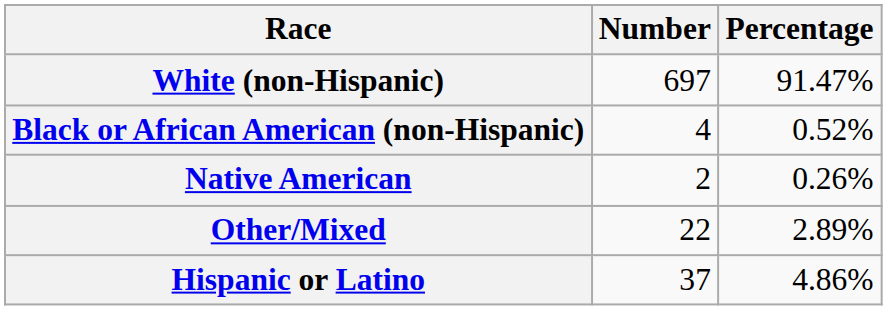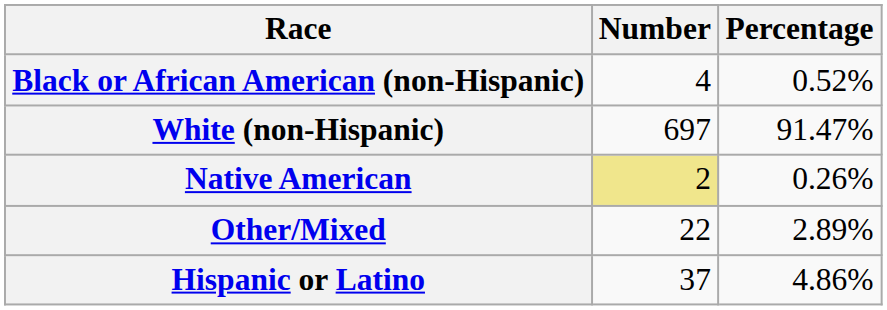rows swapped: (298, 79) <-> (298, 129)
(703, 179) no background -> (703, 179) khaki background
